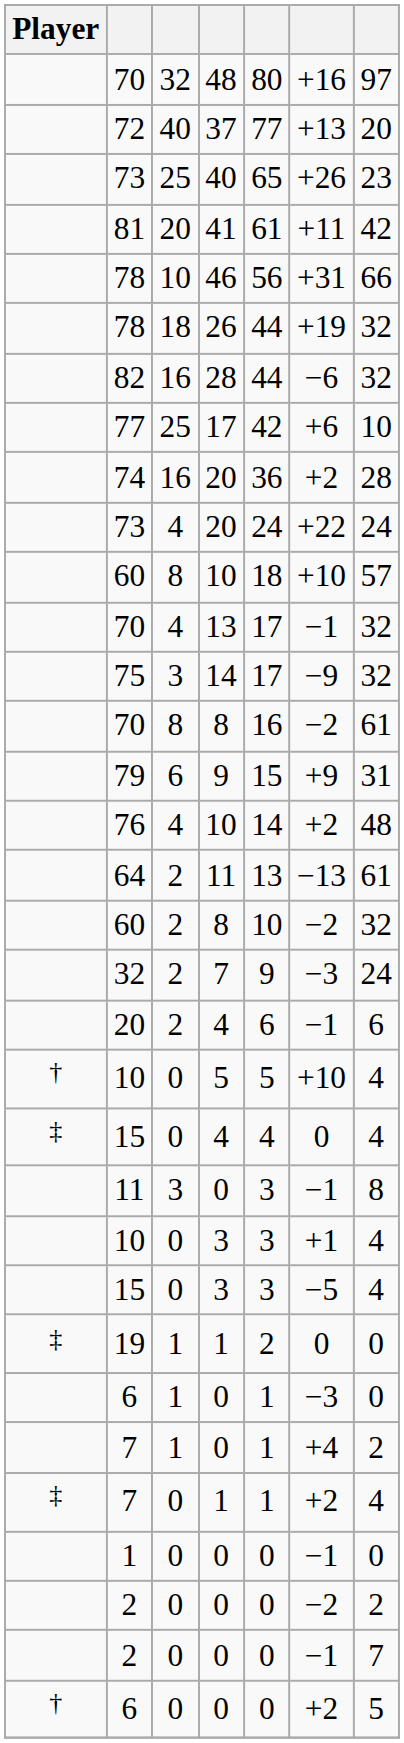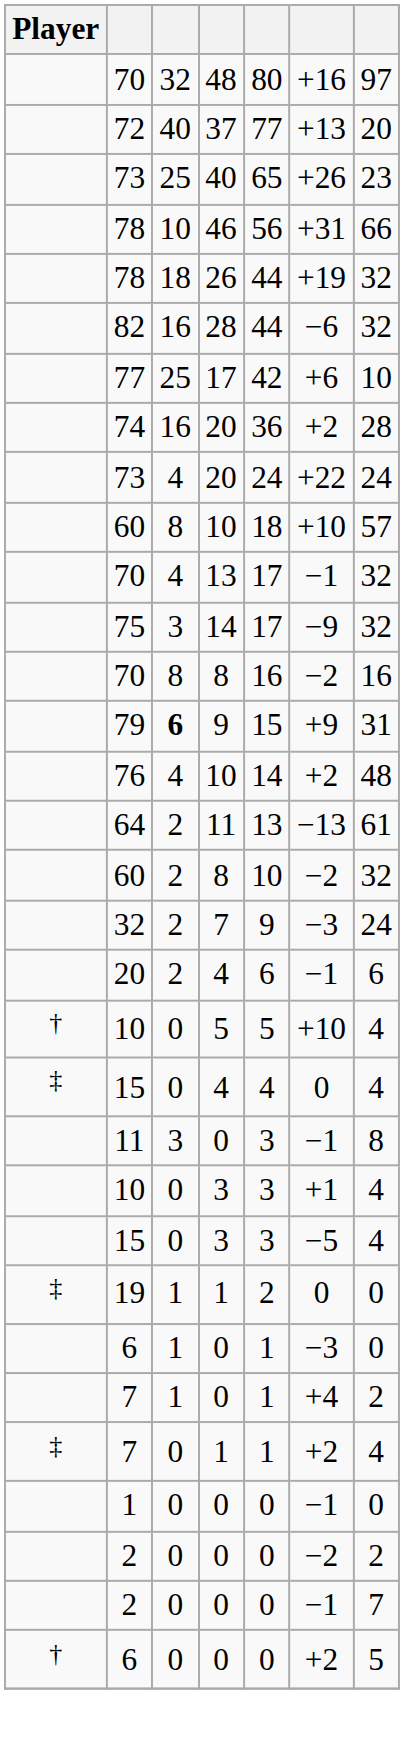- row: (129, 228)
(376, 725) 61 -> (376, 675) 16
(175, 775) normal -> (175, 725) bold
